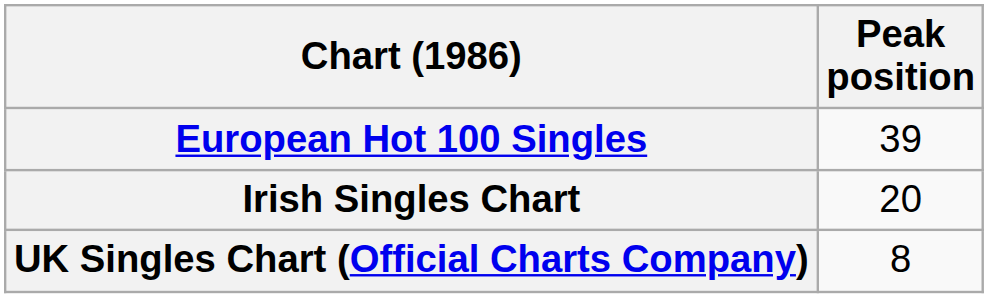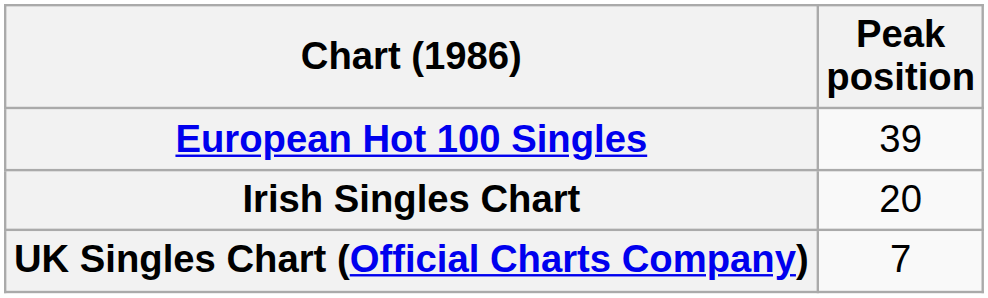(901, 259) 8 -> (901, 259) 7
